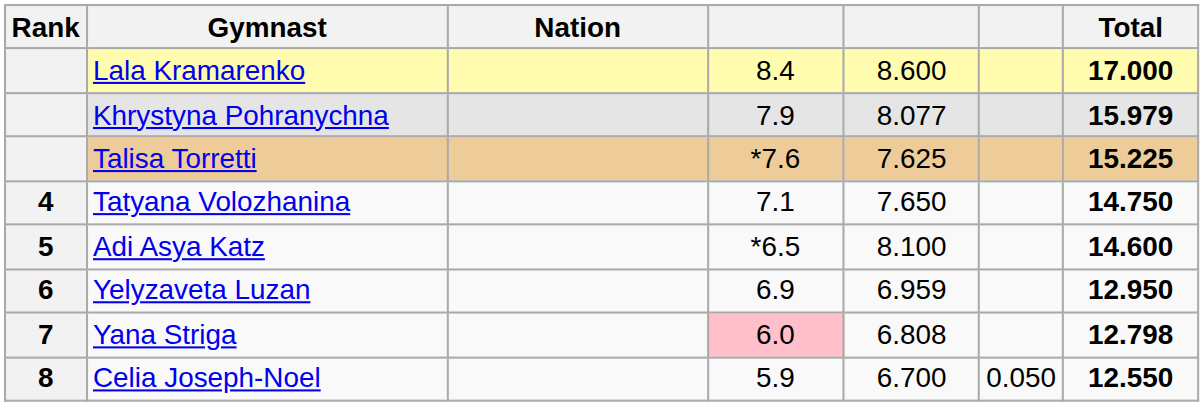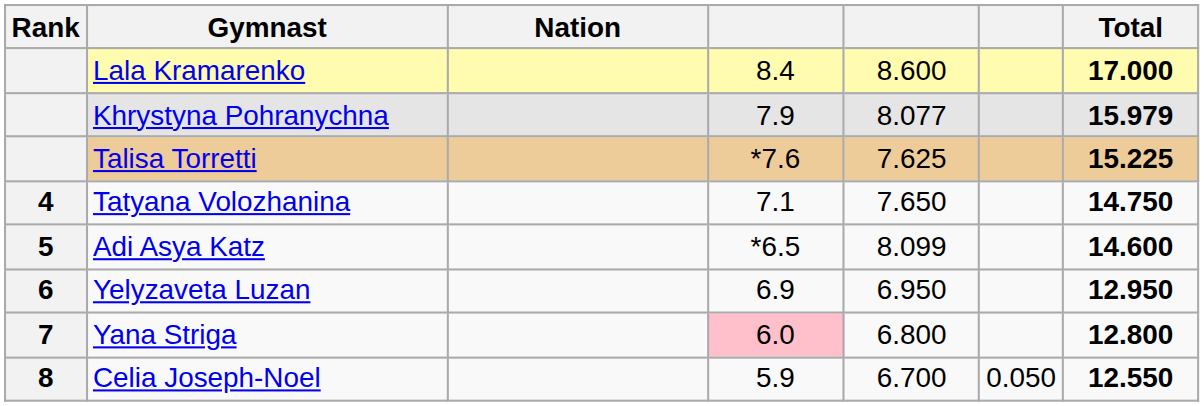(912, 246) 8.100 -> (912, 246) 8.099
(912, 290) 6.959 -> (912, 290) 6.950
(912, 334) 6.808 -> (912, 334) 6.800
(1131, 334) 12.798 -> (1131, 334) 12.800
